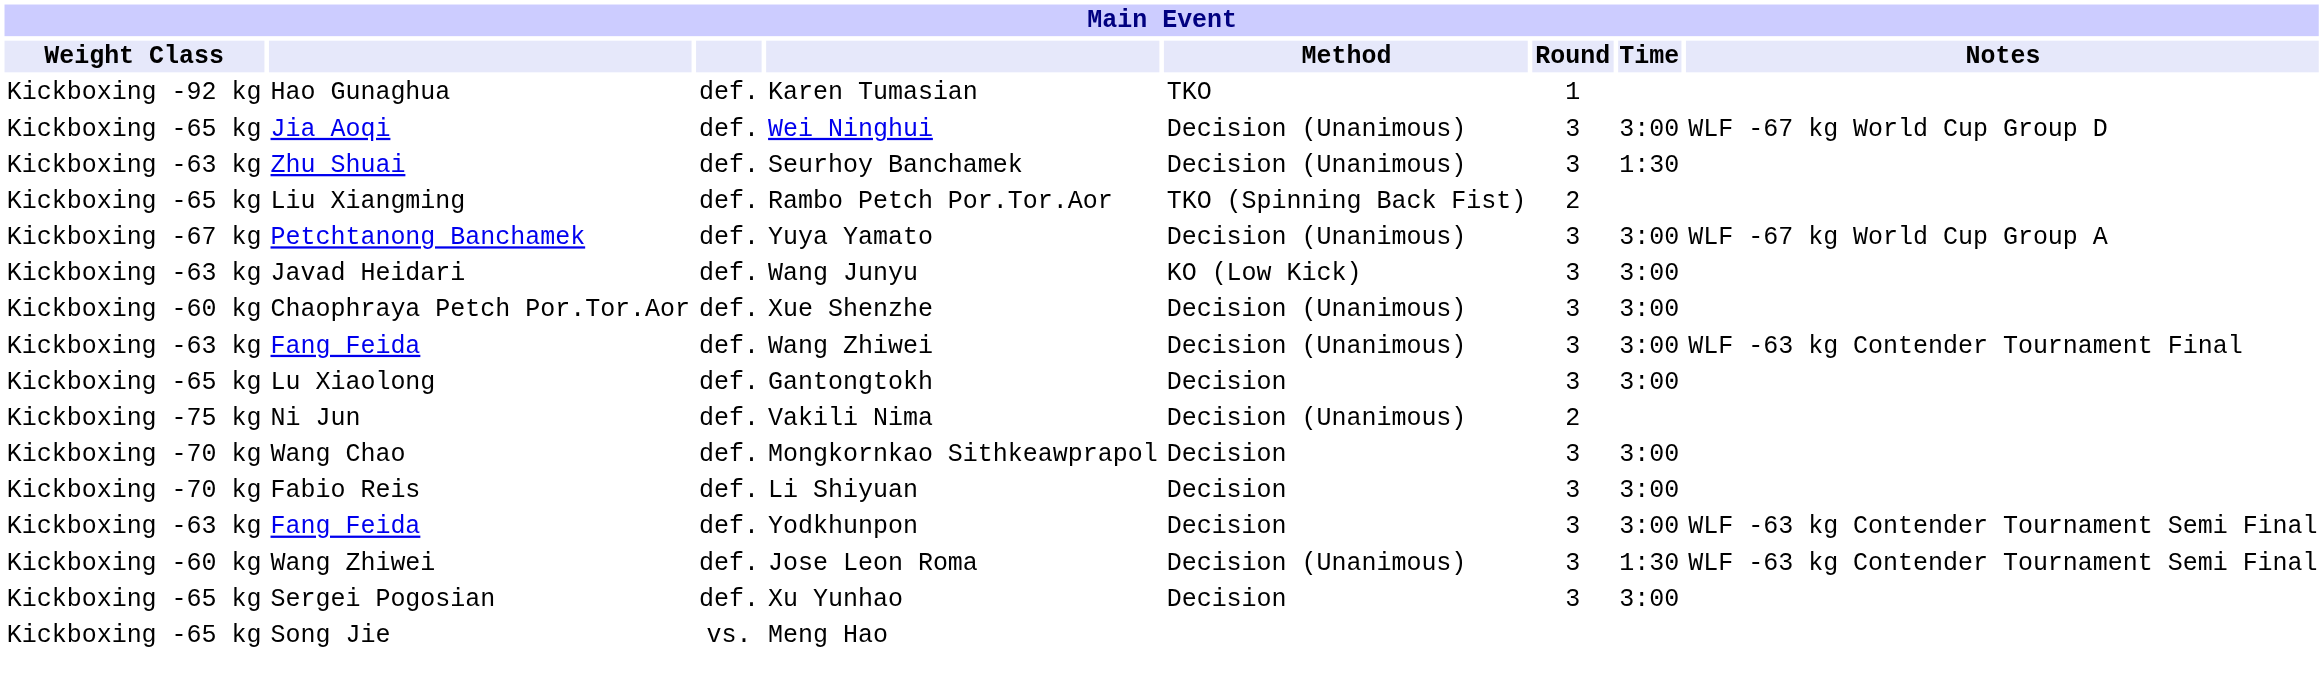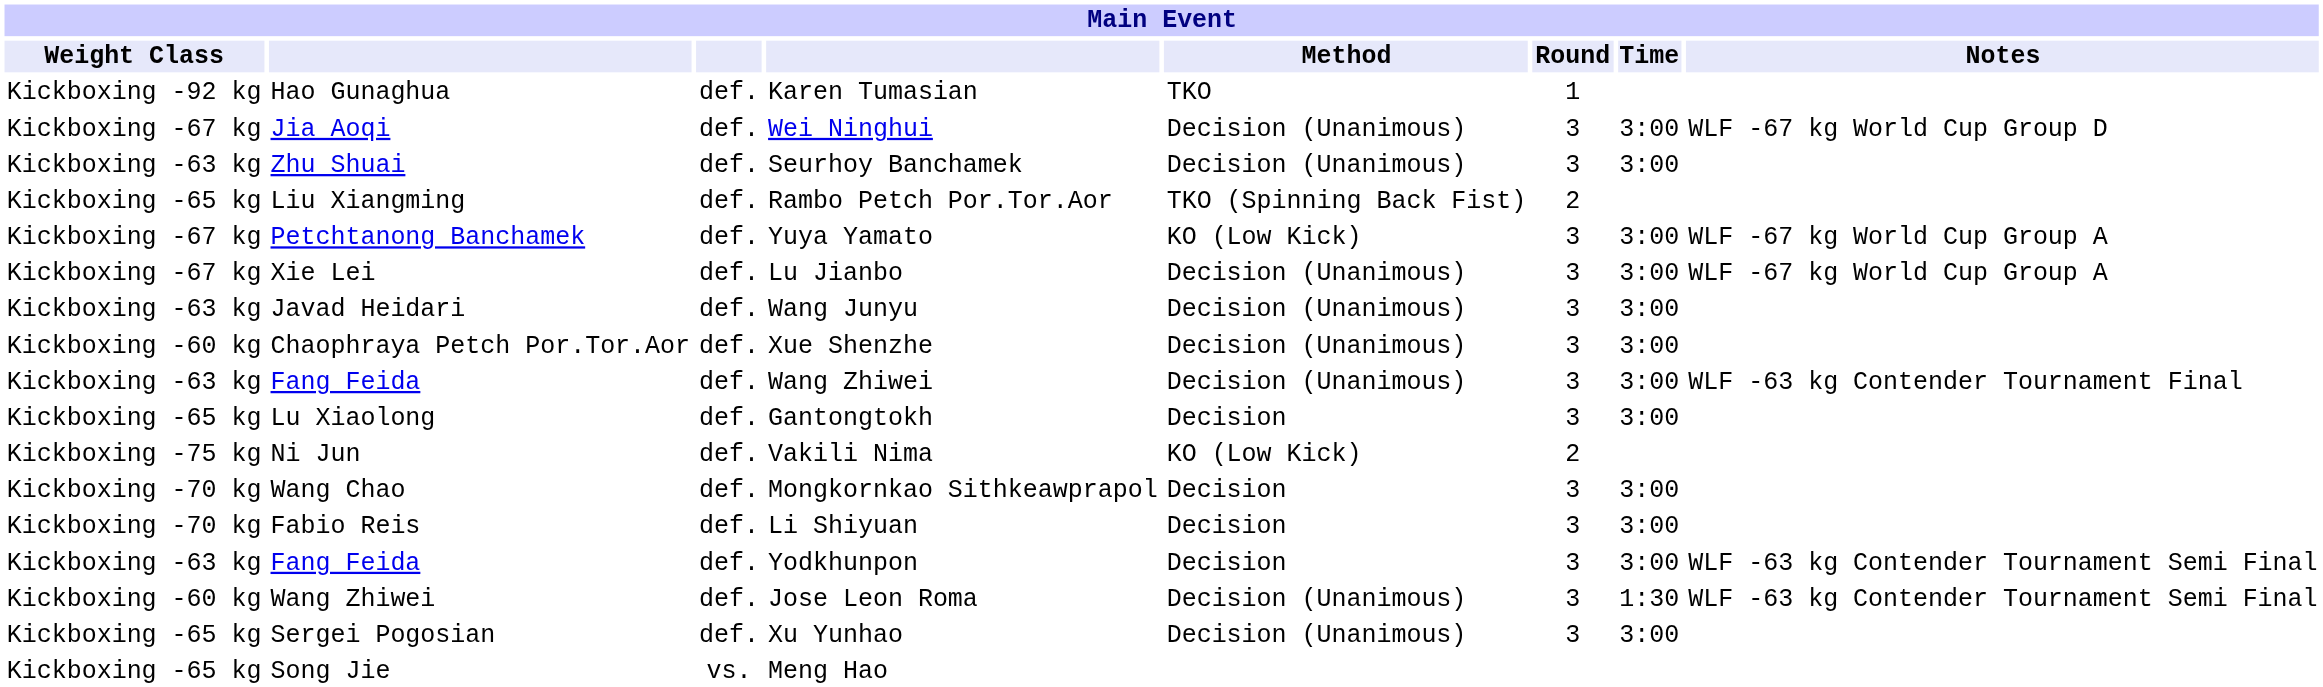(134, 129) Kickboxing -65 kg -> (134, 129) Kickboxing -67 kg
(1649, 165) 1:30 -> (1649, 165) 3:00
(1317, 237) Decision (Unanimous) -> (1264, 237) KO (Low Kick)
+ row: (836, 273)
(1264, 273) KO (Low Kick) -> (1317, 310) Decision (Unanimous)
(1317, 418) Decision (Unanimous) -> (1264, 454) KO (Low Kick)
(1227, 599) Decision -> (1317, 635) Decision (Unanimous)
